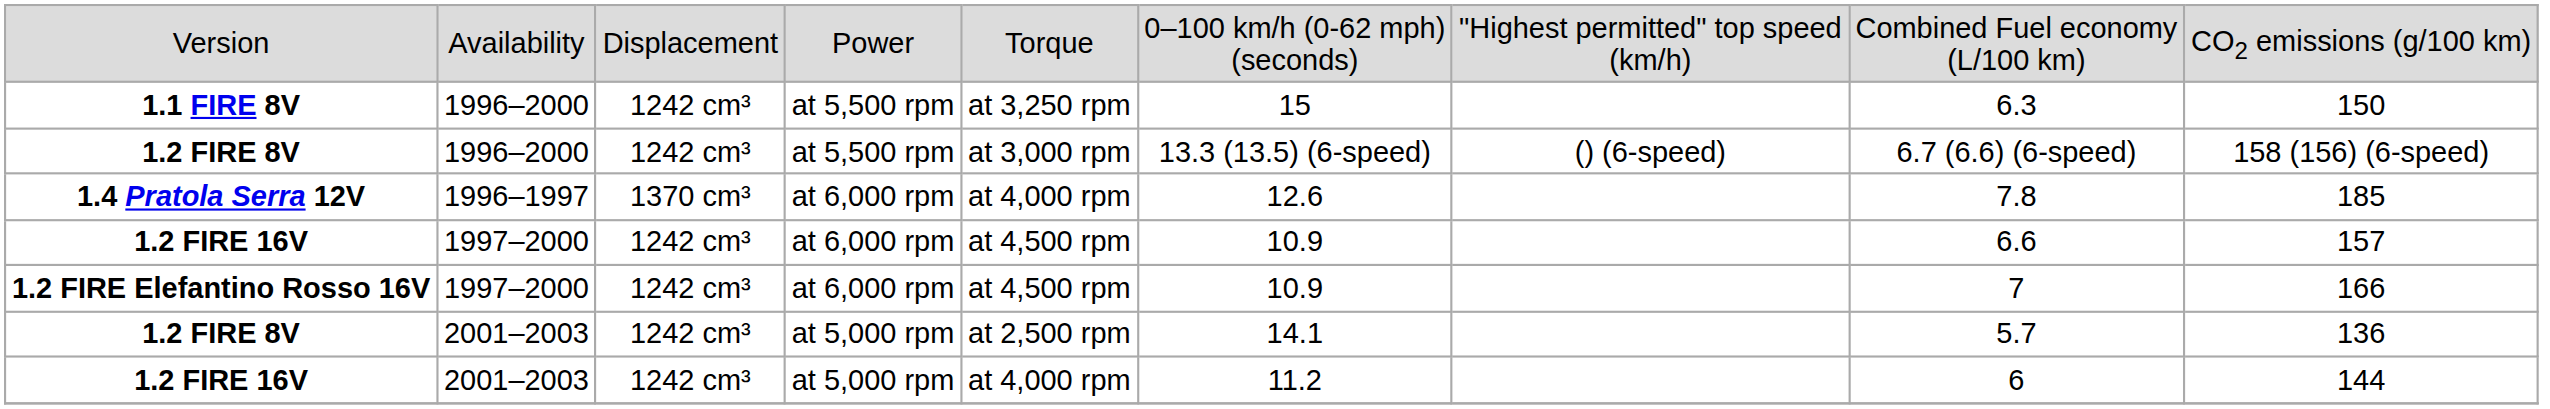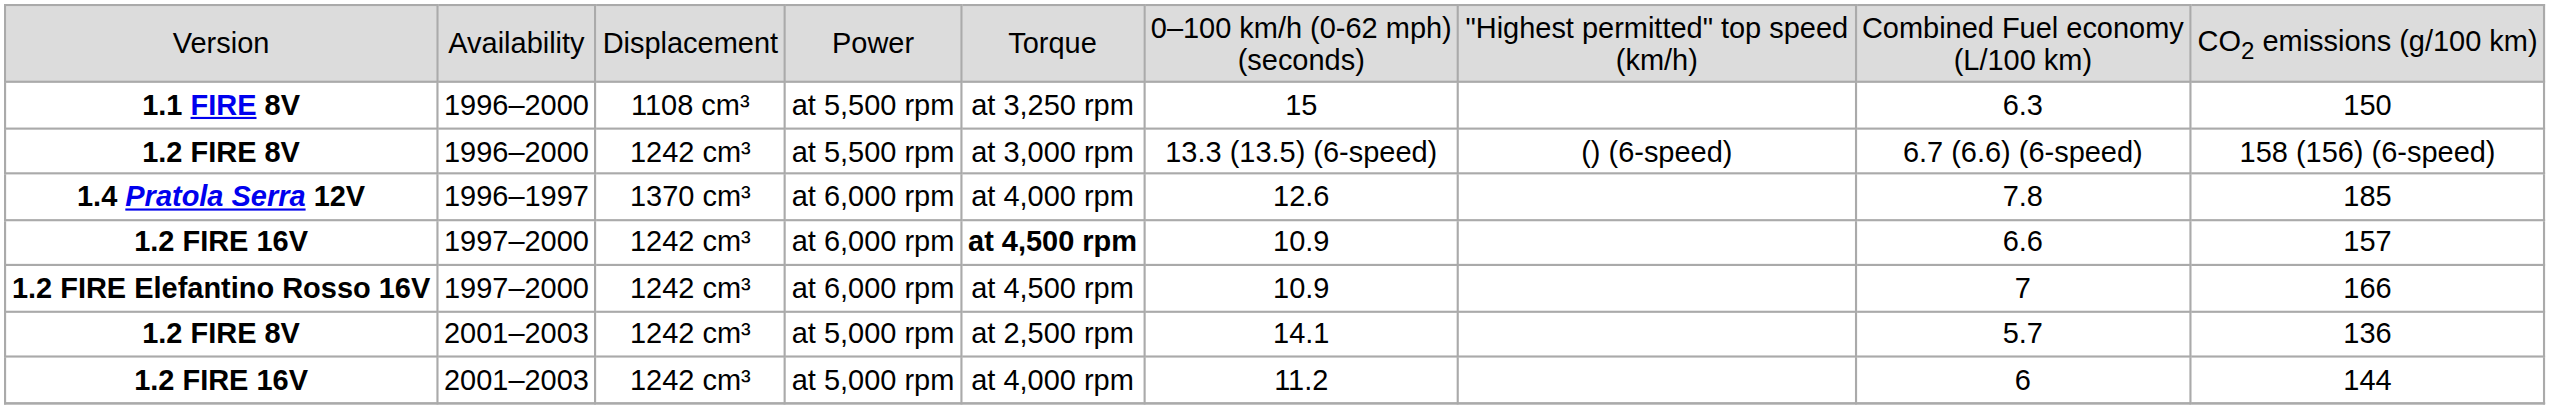(690, 105) 1242 cm³ -> (690, 105) 1108 cm³
(1049, 242) normal -> (1053, 242) bold
